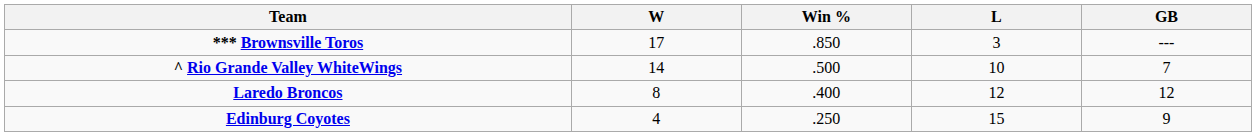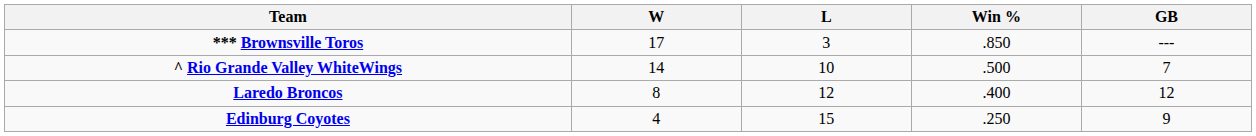columns swapped: (996, 17) <-> (826, 17)
